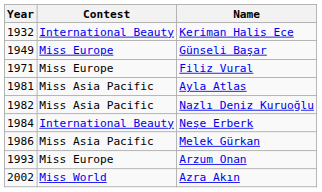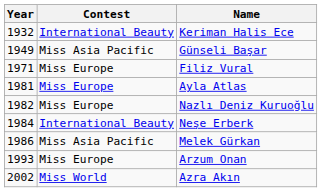(76, 50) Miss Europe -> (97, 50) Miss Asia Pacific
(97, 86) Miss Asia Pacific -> (76, 86) Miss Europe
(97, 105) Miss Asia Pacific -> (76, 105) Miss Europe
